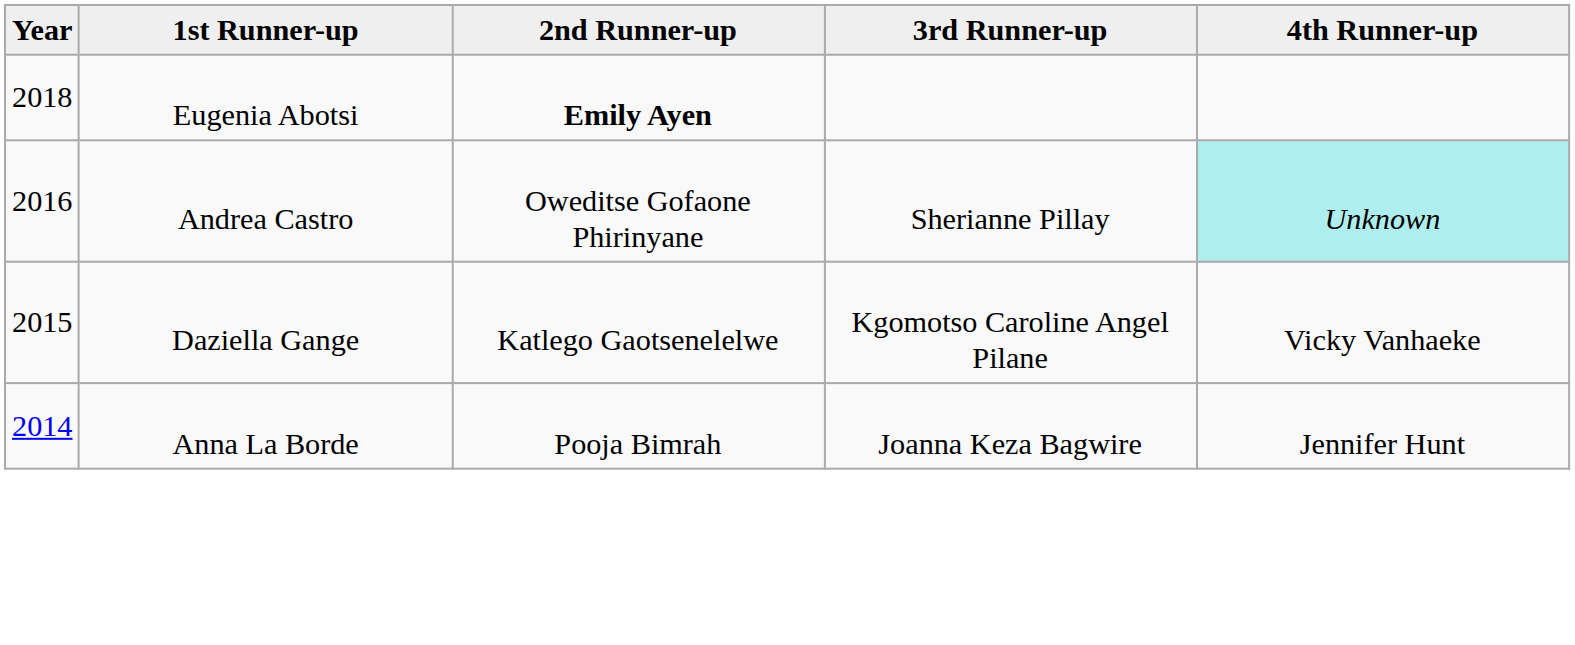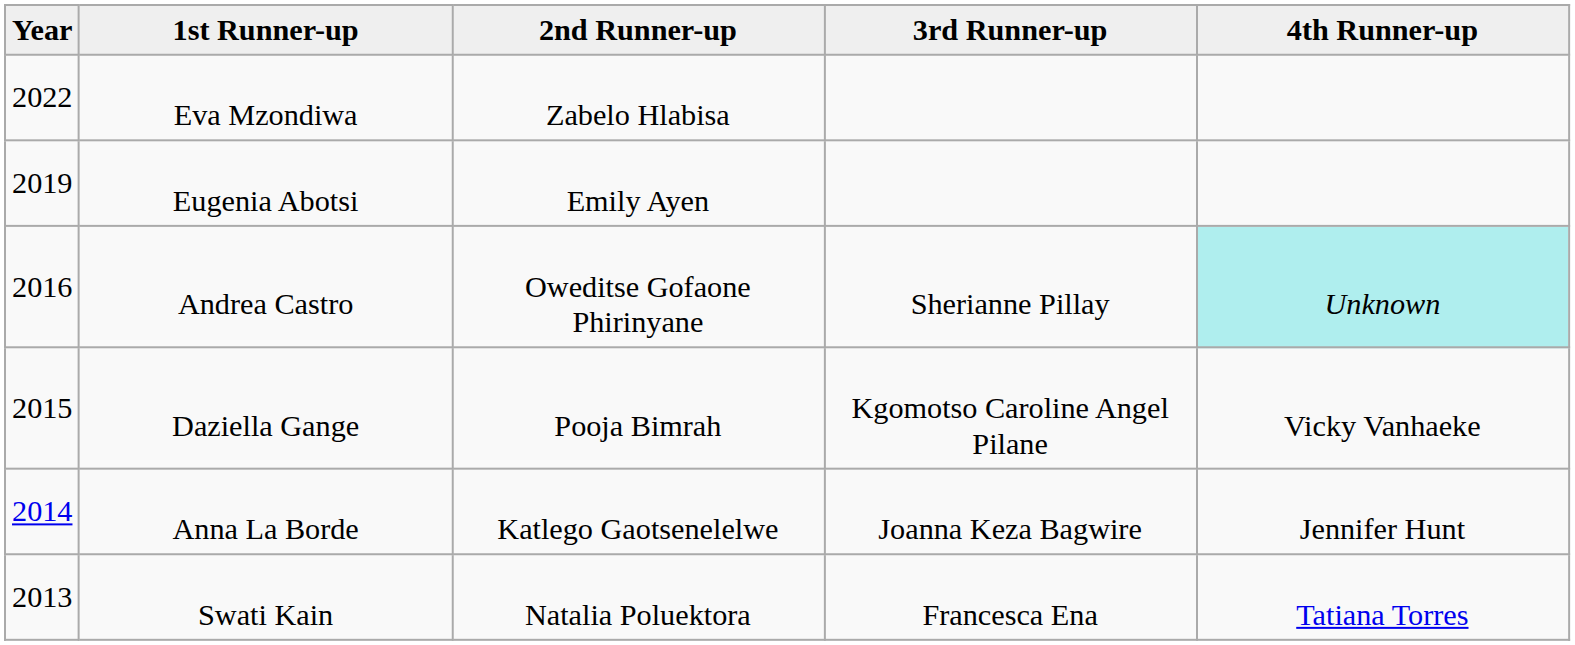+ row: (266, 115)
(42, 97) 2018 -> (42, 183) 2019
(638, 97) bold -> (638, 183) normal
(638, 340) Katlego Gaotsenelelwe -> (638, 426) Pooja Bimrah
(638, 444) Pooja Bimrah -> (638, 529) Katlego Gaotsenelelwe
+ row: (266, 615)
